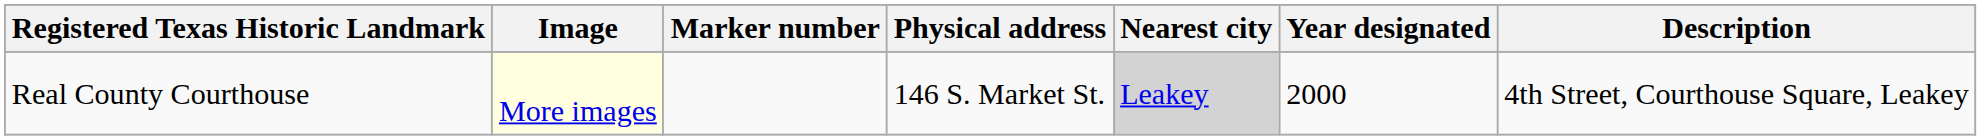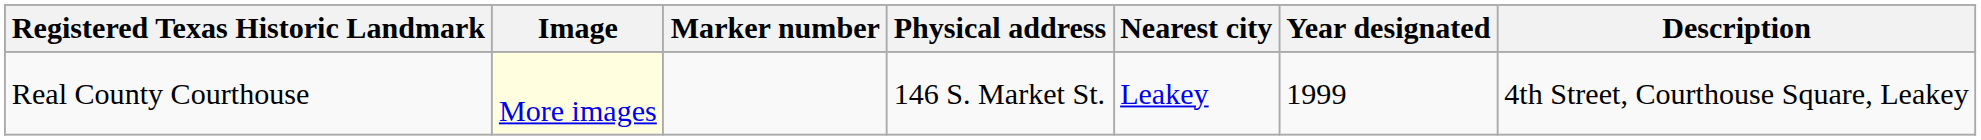(1164, 92) lightgrey background -> (1164, 92) no background
(1316, 92) 2000 -> (1316, 92) 1999
